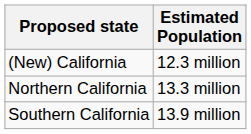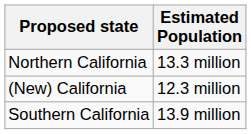rows swapped: (67, 62) <-> (77, 88)
